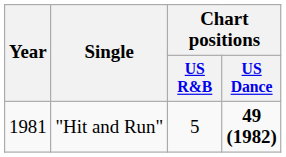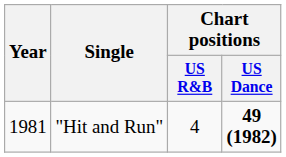(195, 126) 5 -> (195, 126) 4
